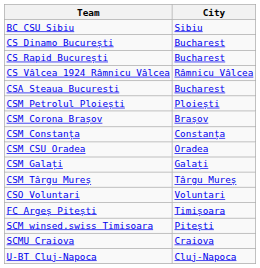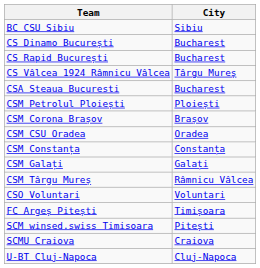(214, 73) Râmnicu Vâlcea -> (205, 73) Târgu Mureș
rows swapped: (43, 134) <-> (46, 149)
(205, 180) Târgu Mureș -> (214, 180) Râmnicu Vâlcea
